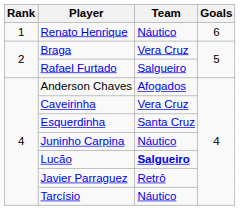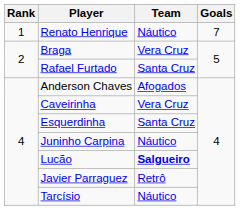(216, 31) 6 -> (216, 31) 7
(162, 68) Salgueiro -> (166, 68) Santa Cruz
